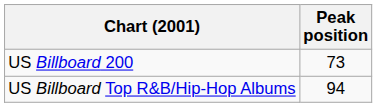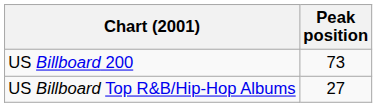(336, 89) 94 -> (336, 89) 27
